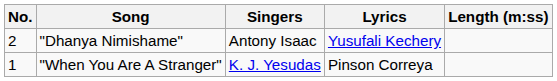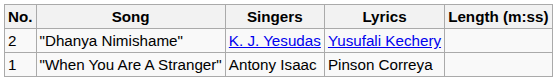(273, 41) Antony Isaac -> (275, 41) K. J. Yesudas
(275, 65) K. J. Yesudas -> (273, 65) Antony Isaac
